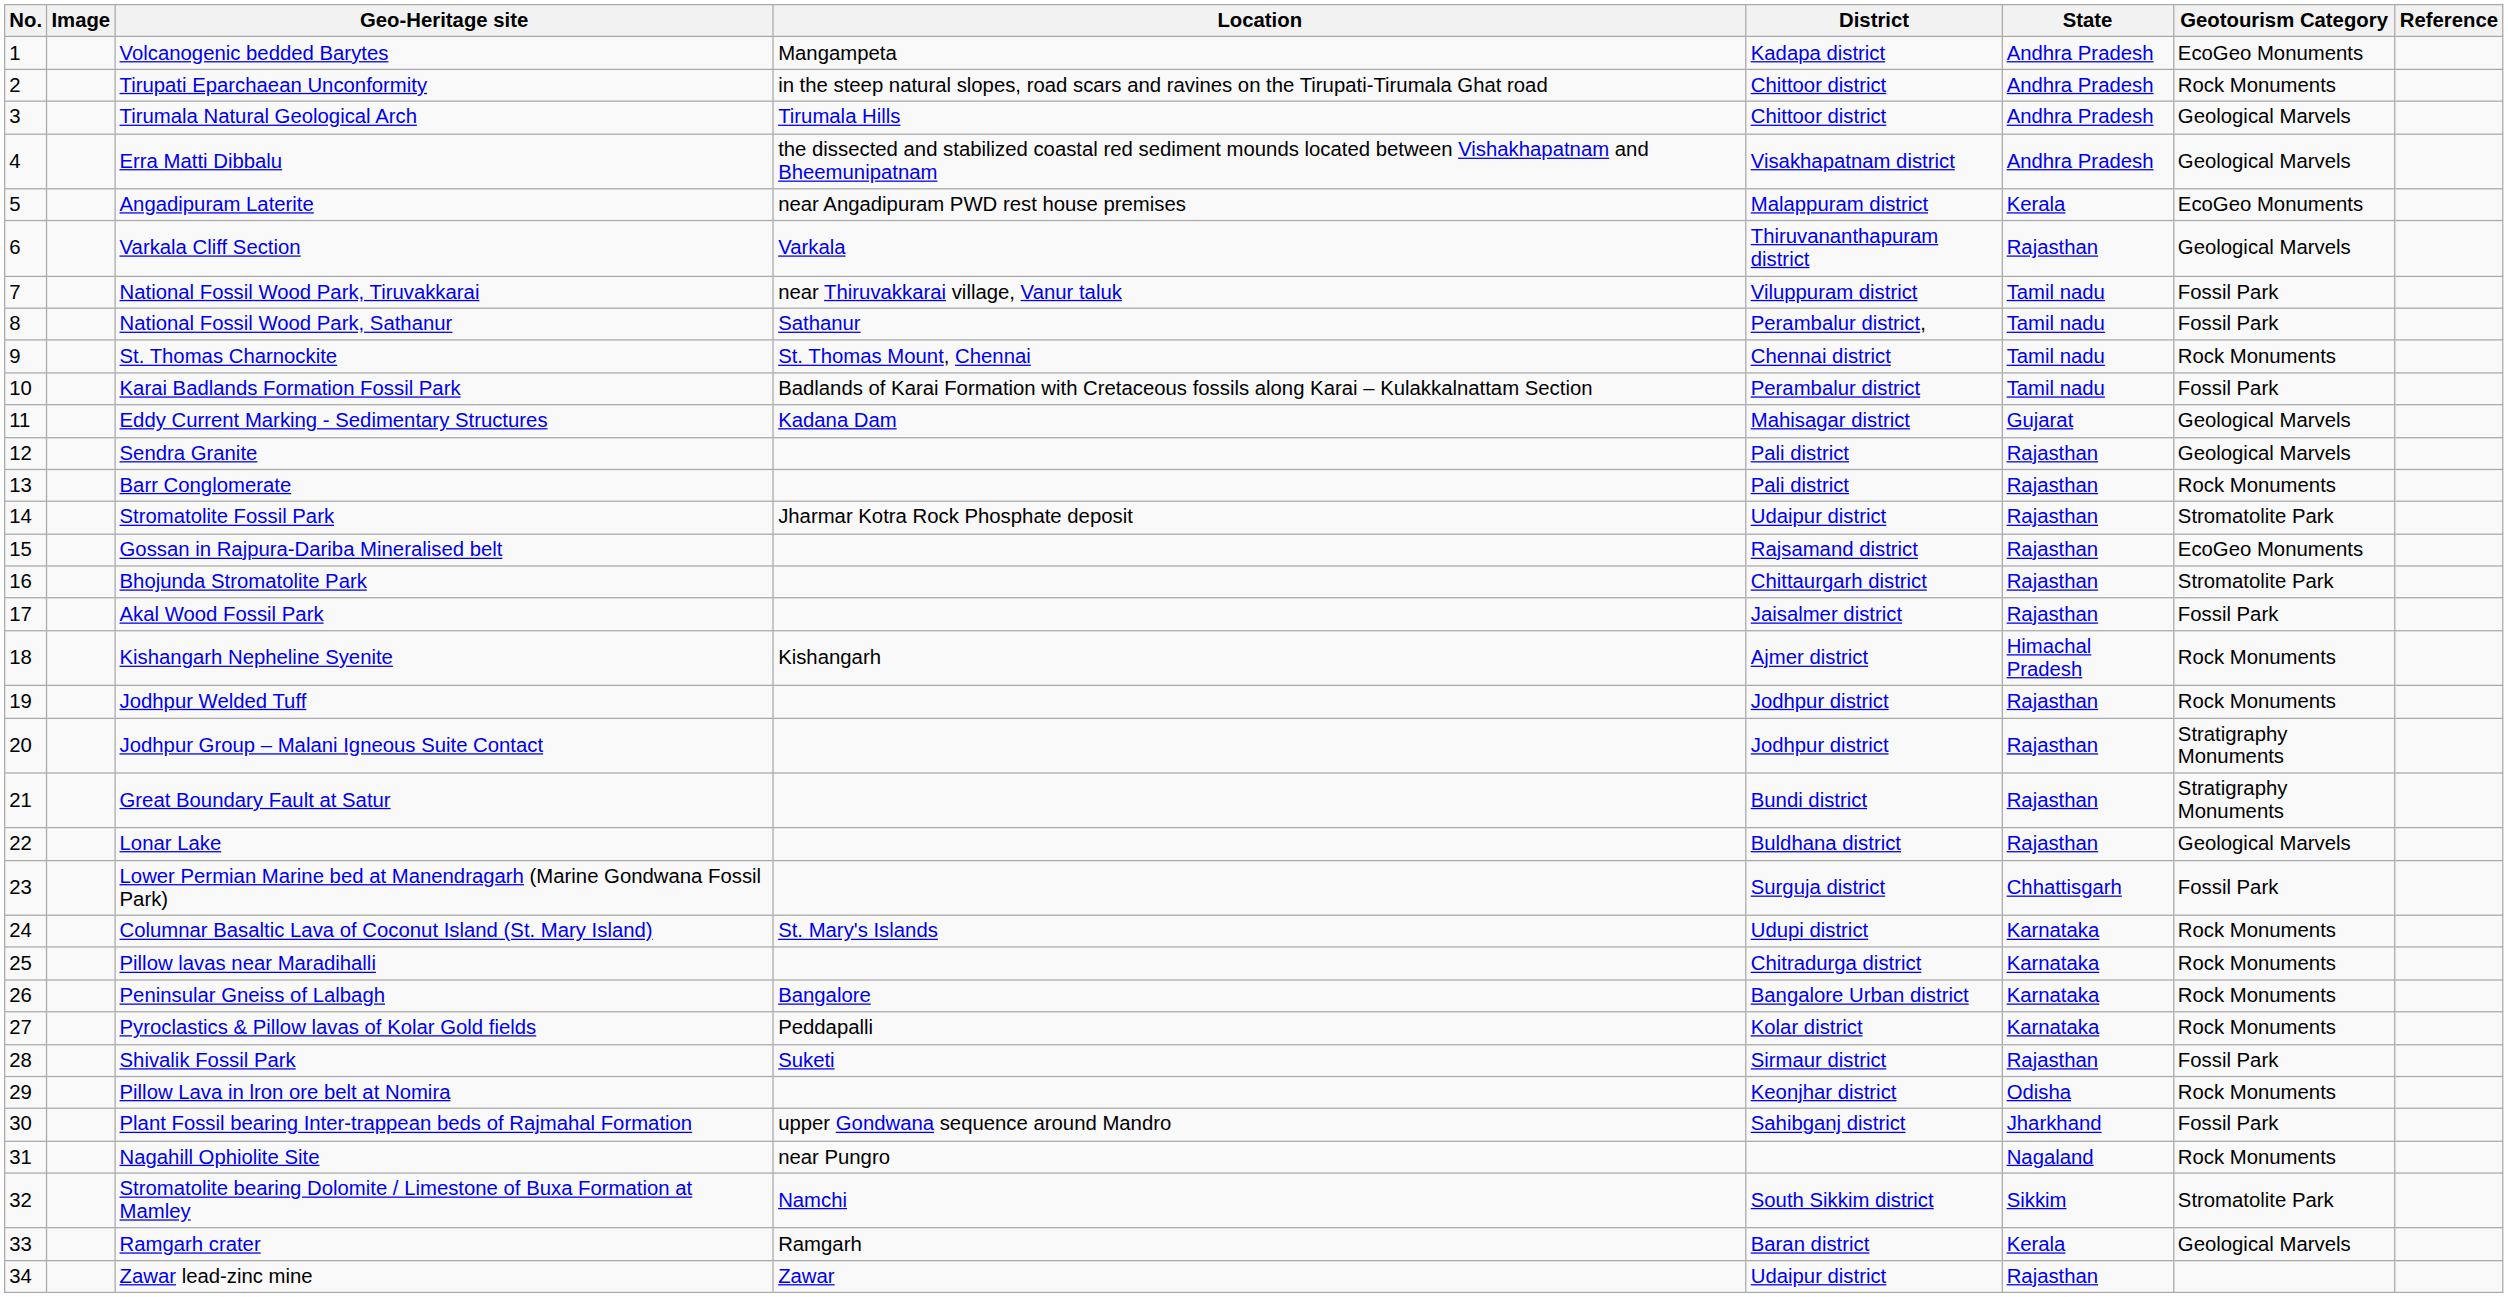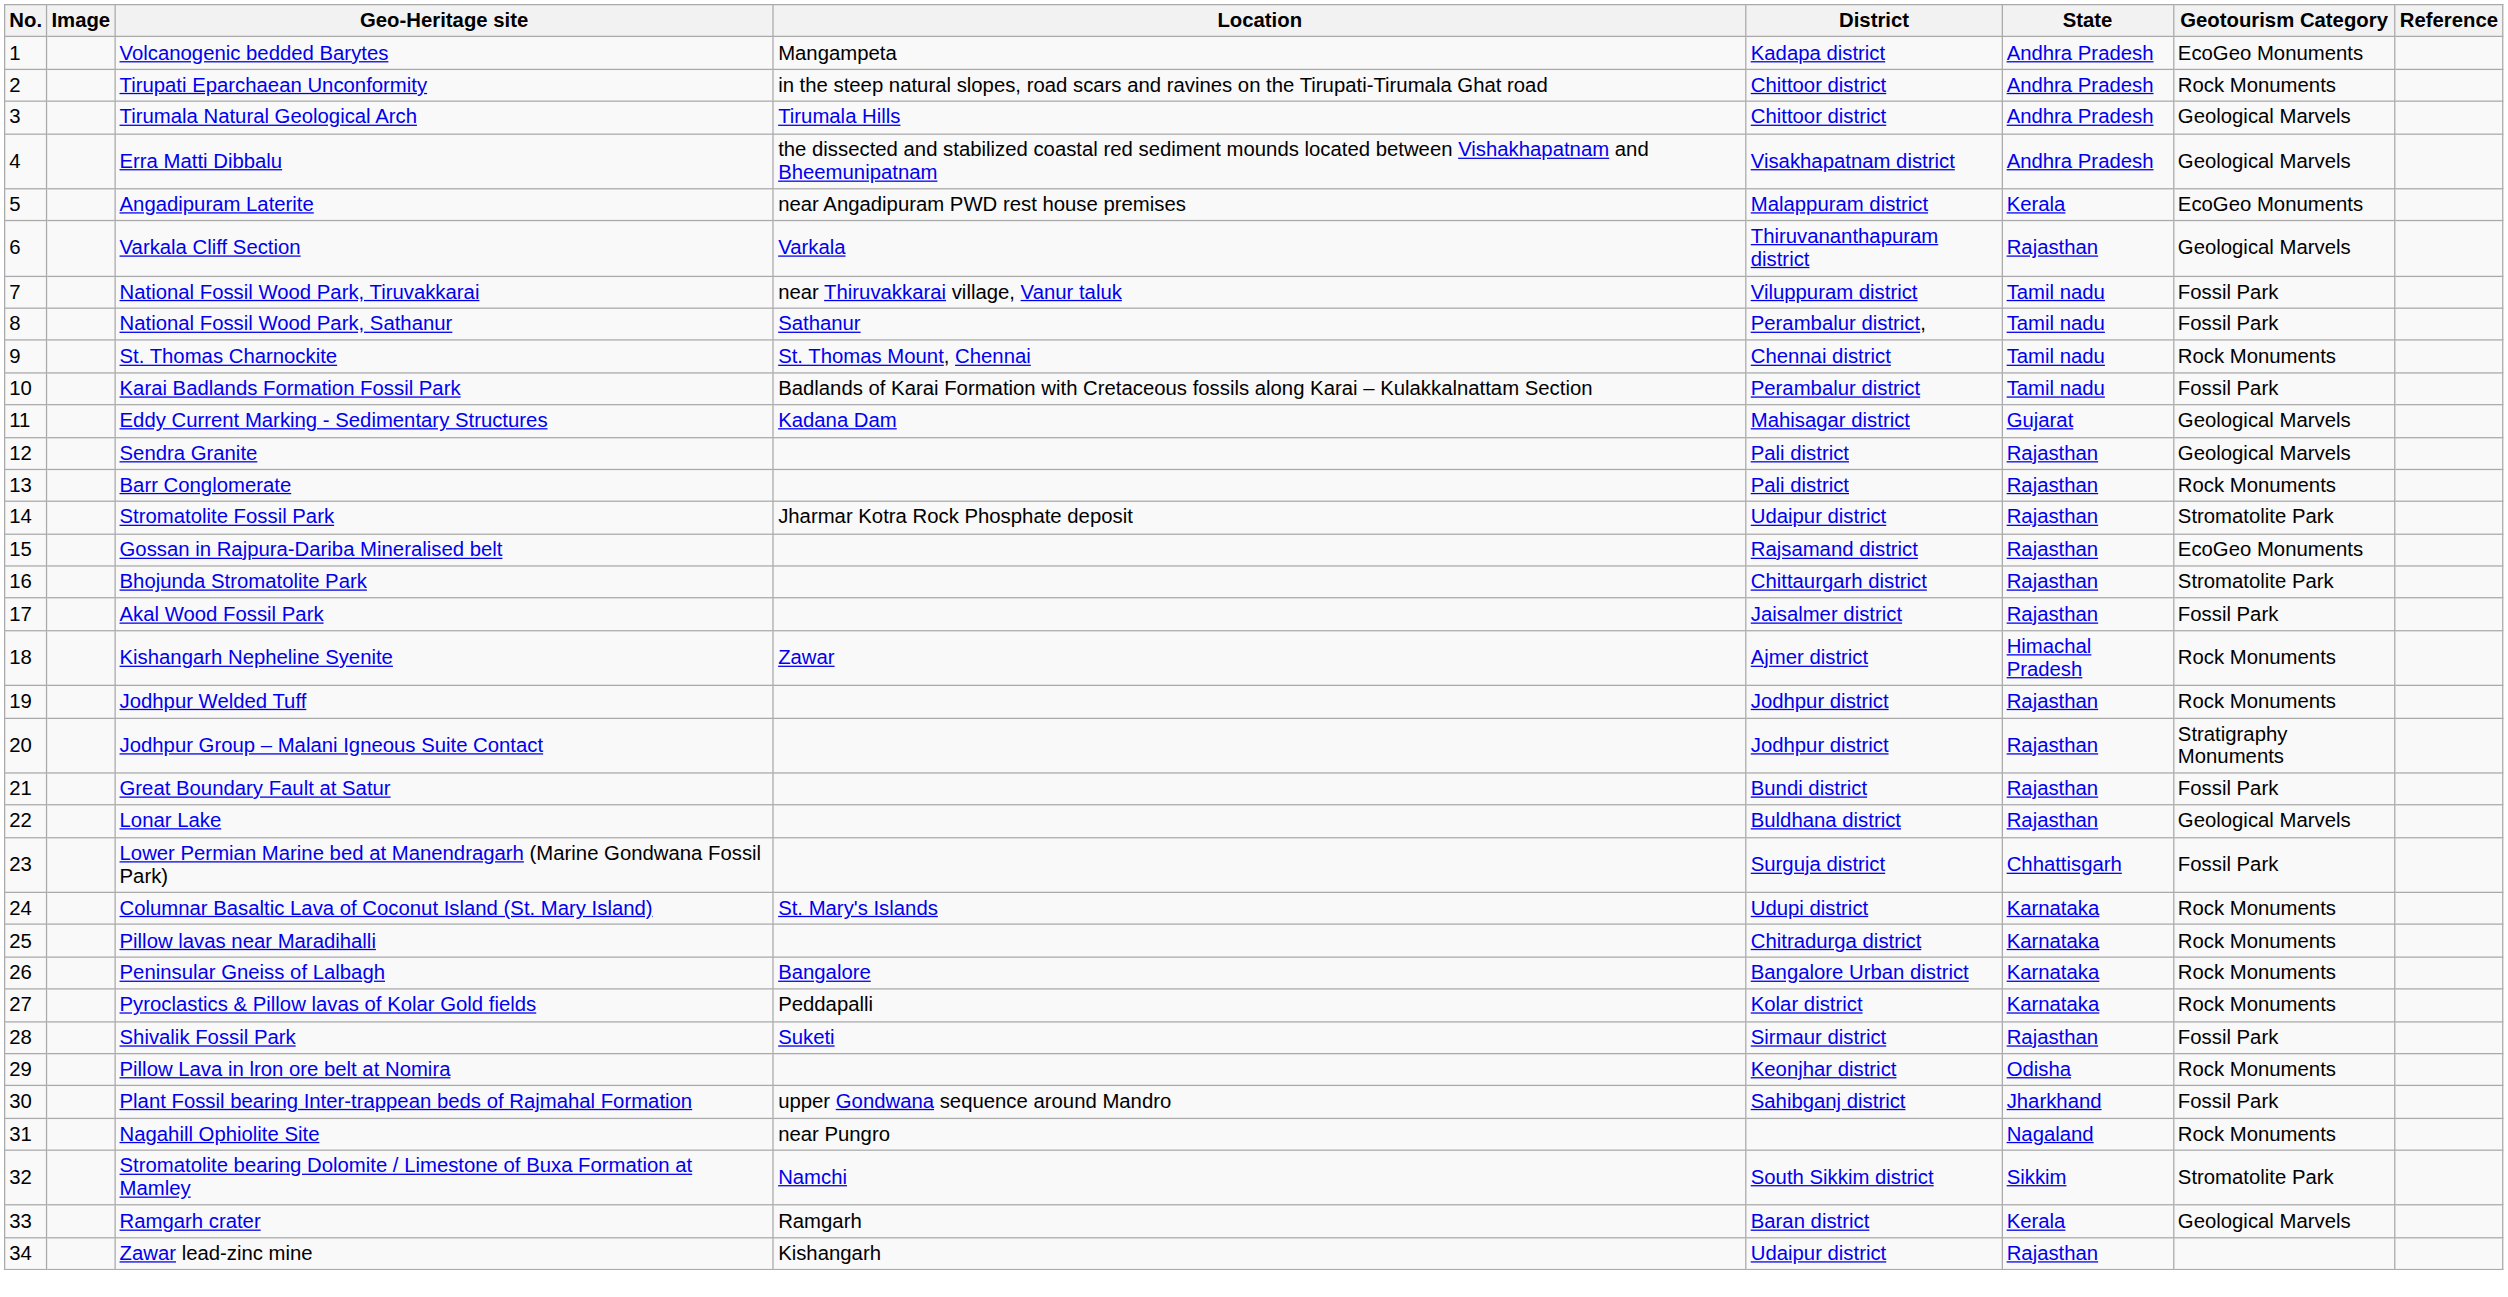(830, 657) Kishangarh -> (806, 657) Zawar
(2233, 800) Stratigraphy Monuments -> (2228, 788) Fossil Park
(806, 1276) Zawar -> (830, 1253) Kishangarh
